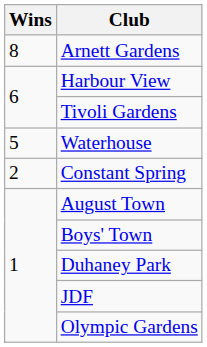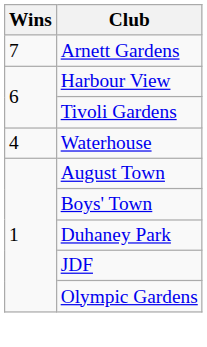(14, 50) 8 -> (14, 50) 7
(14, 142) 5 -> (14, 142) 4
- row: (123, 173)
